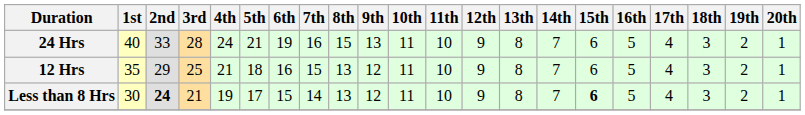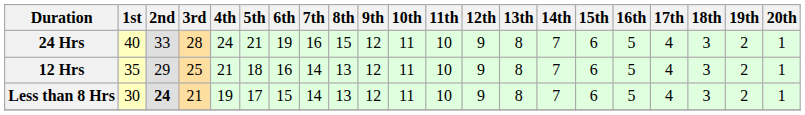(373, 43) 13 -> (373, 43) 12
(314, 69) 15 -> (314, 69) 14
(594, 95) bold -> (594, 95) normal
